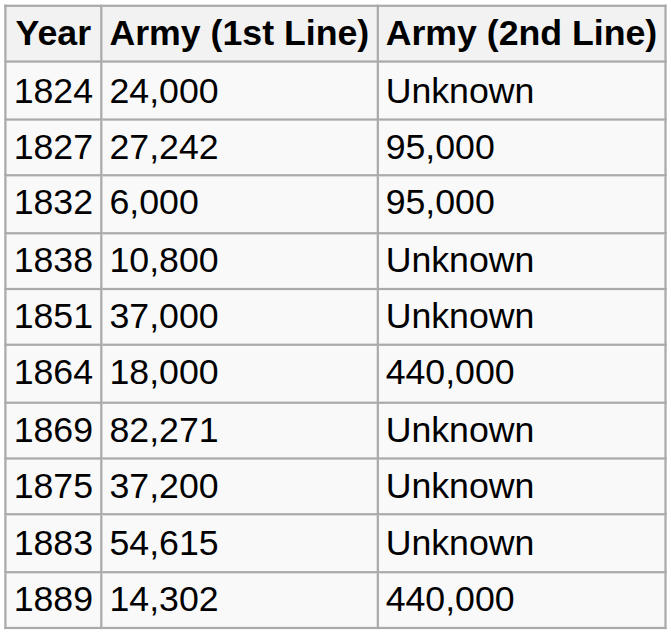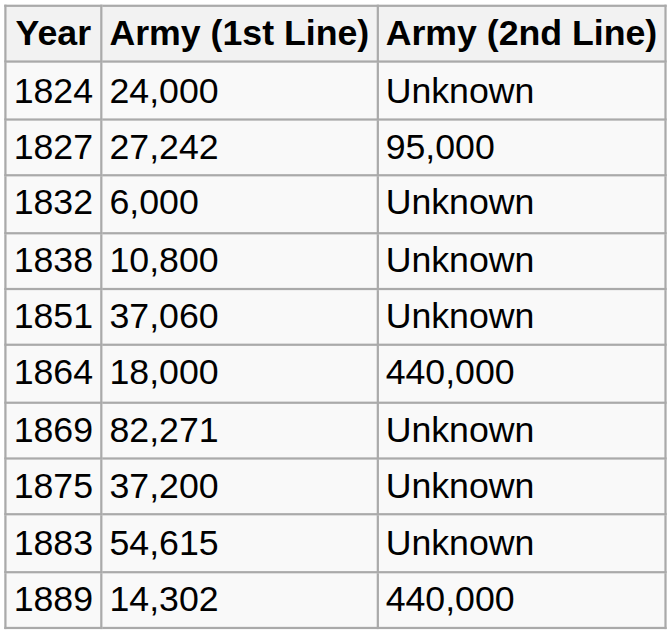(440, 203) 95,000 -> (460, 203) Unknown
(164, 316) 37,000 -> (164, 316) 37,060
